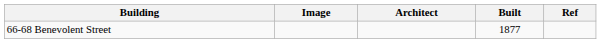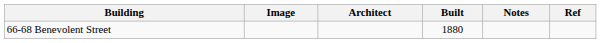+ column: (516, 13)
(510, 30) 1877 -> (452, 30) 1880
